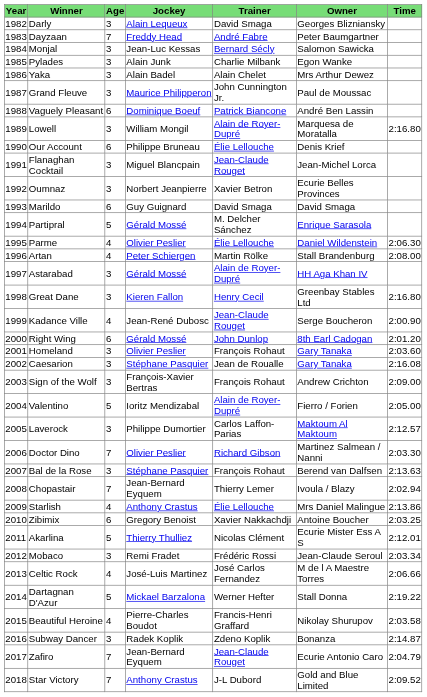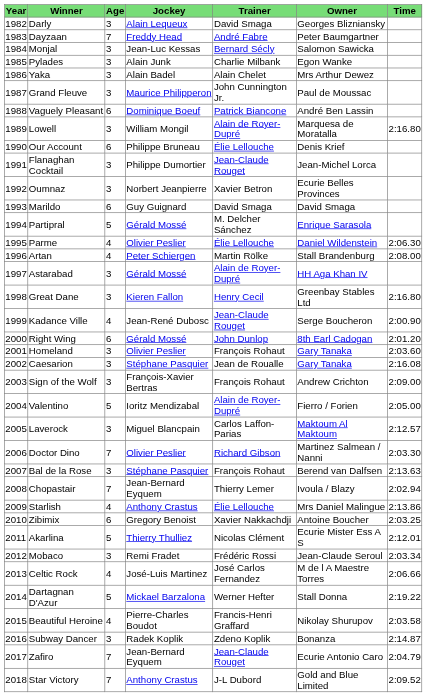(163, 165) Miguel Blancpain -> (166, 165) Philippe Dumortier
(166, 429) Philippe Dumortier -> (163, 429) Miguel Blancpain
